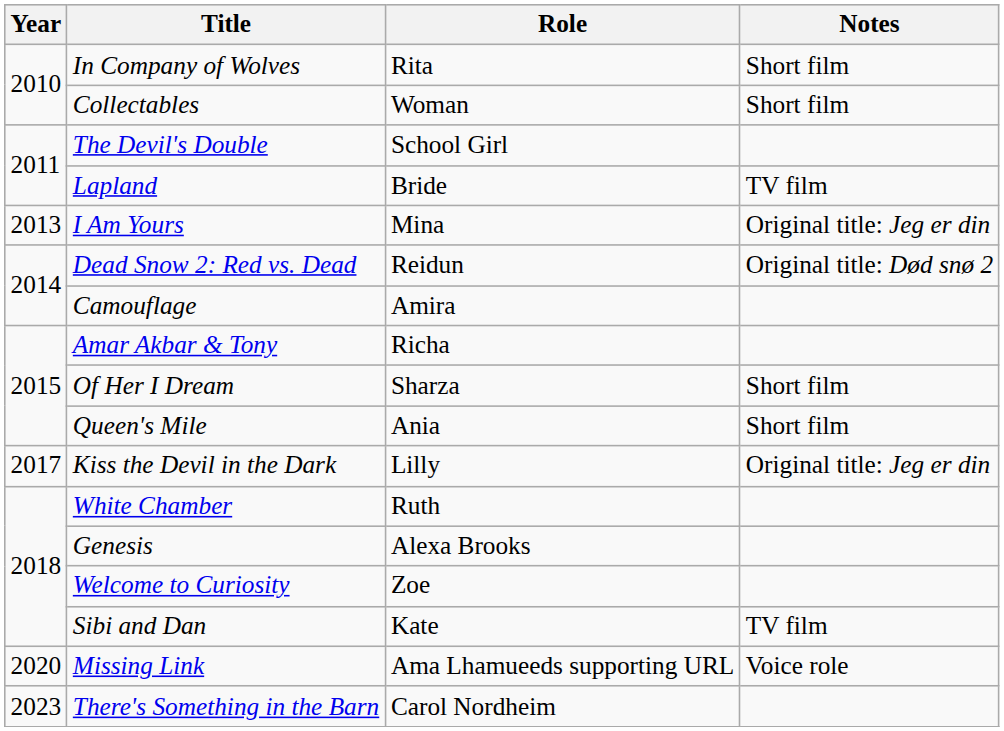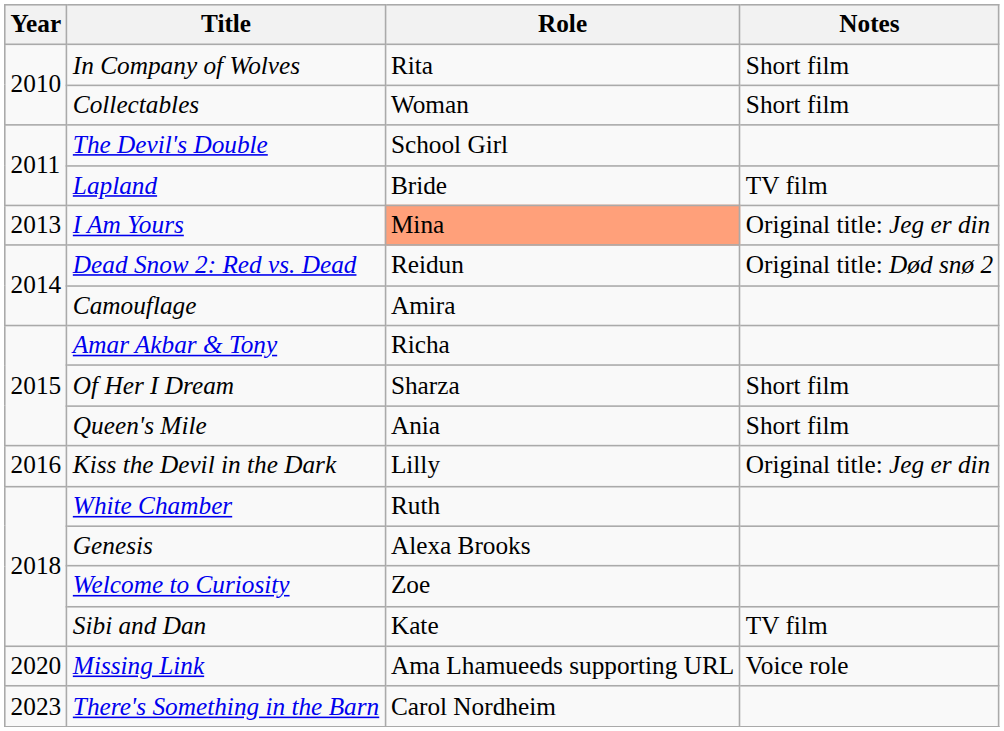(418, 225) no background -> (418, 225) lightsalmon background
(36, 465) 2017 -> (36, 465) 2016
